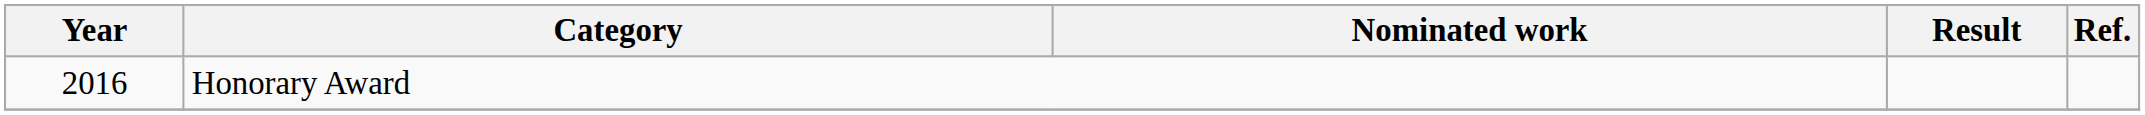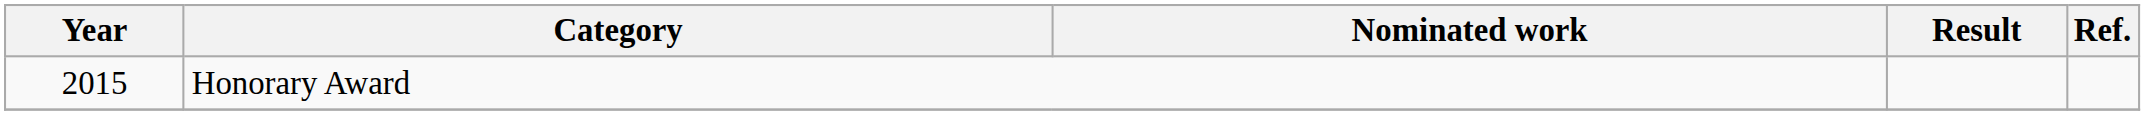(95, 82) 2016 -> (95, 82) 2015
